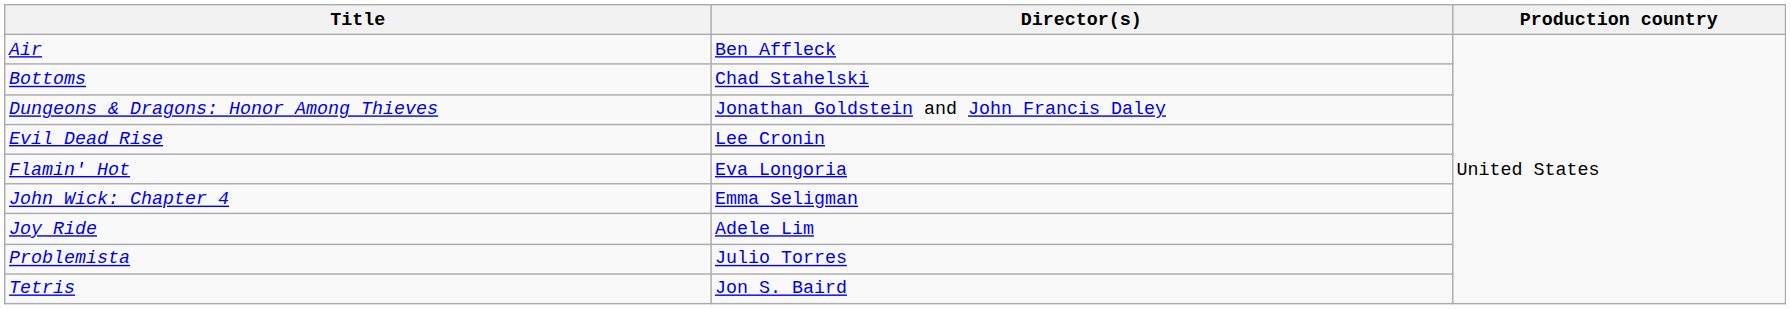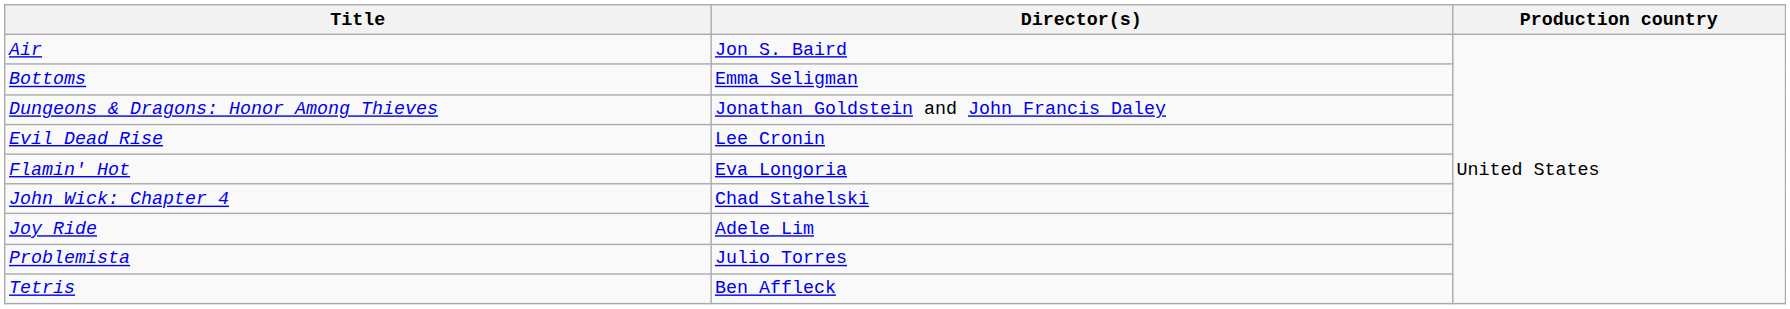(775, 50) Ben Affleck -> (781, 50) Jon S. Baird
(792, 79) Chad Stahelski -> (786, 79) Emma Seligman
(786, 199) Emma Seligman -> (792, 199) Chad Stahelski
(781, 289) Jon S. Baird -> (775, 289) Ben Affleck
